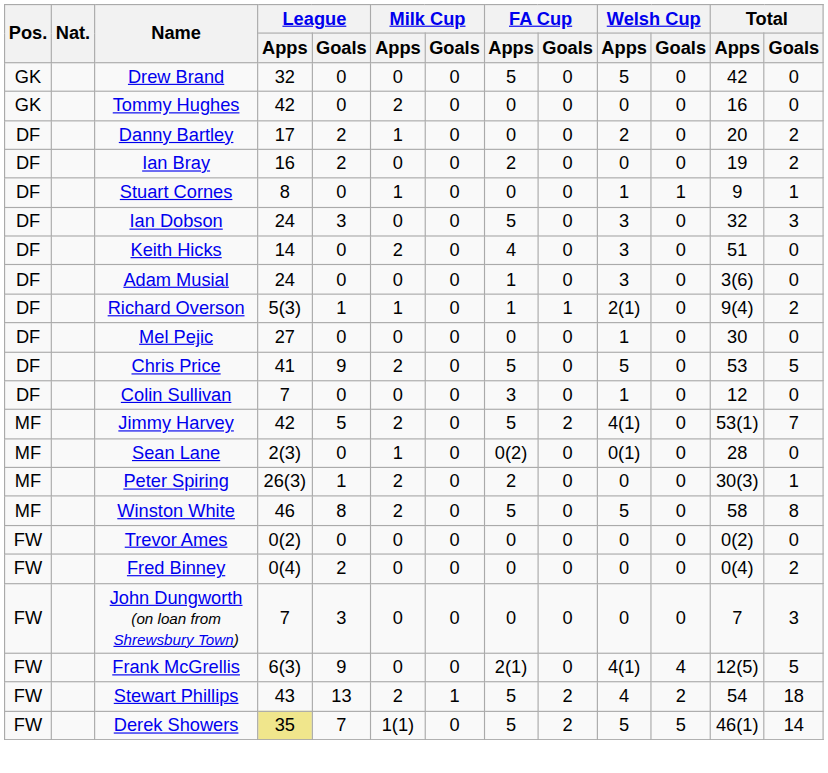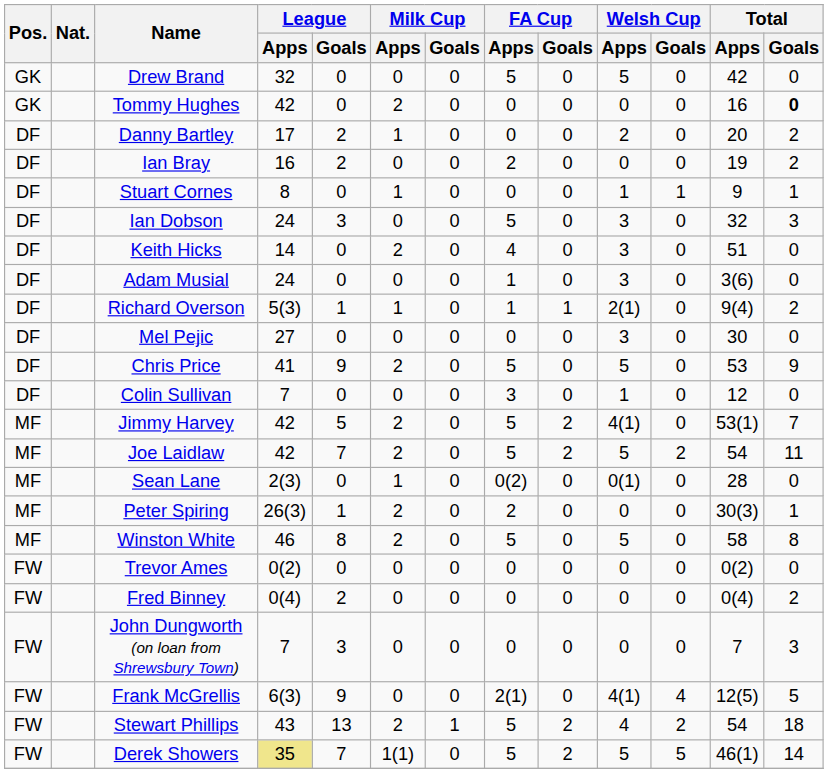(794, 105) normal -> (794, 105) bold
(624, 337) 1 -> (624, 337) 3
(794, 366) 5 -> (794, 366) 9
+ row: (176, 452)
